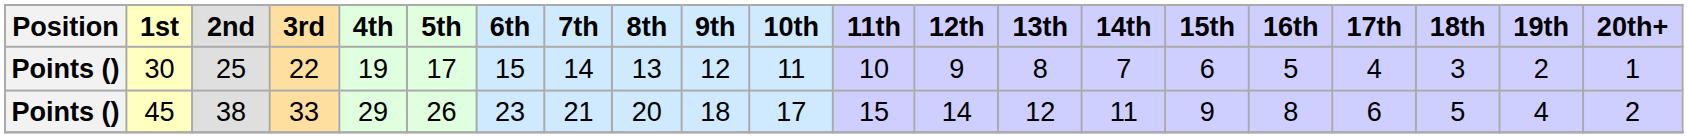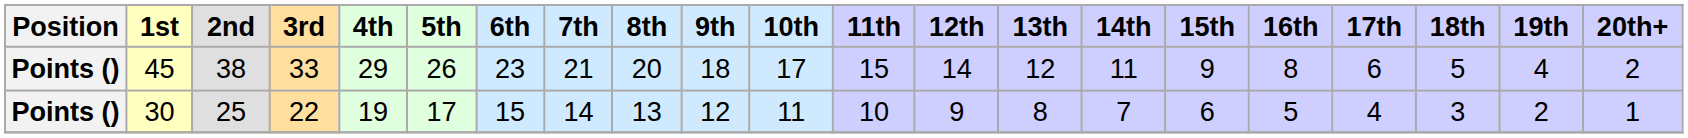rows swapped: (159, 69) <-> (159, 111)
